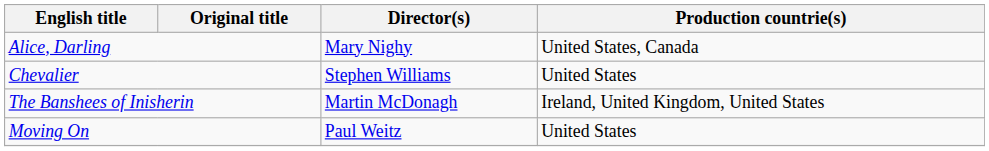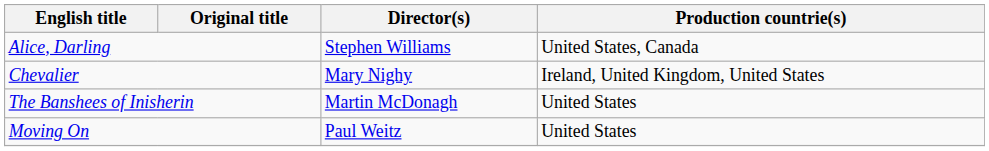(368, 46) Mary Nighy -> (388, 46) Stephen Williams
(388, 74) Stephen Williams -> (368, 74) Mary Nighy
(589, 74) United States -> (683, 74) Ireland, United Kingdom, United States
(683, 103) Ireland, United Kingdom, United States -> (589, 103) United States
